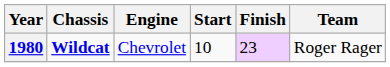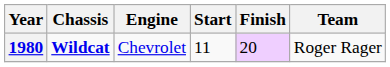(203, 47) 10 -> (202, 47) 11
(248, 47) 23 -> (248, 47) 20
